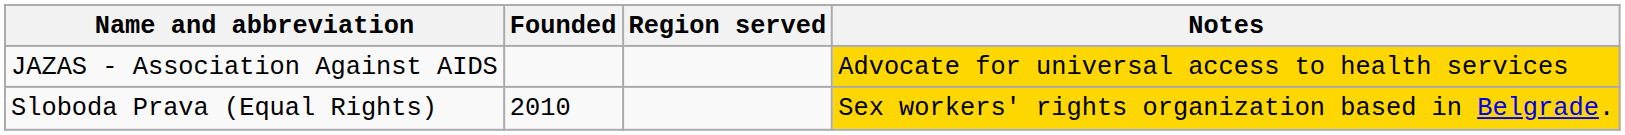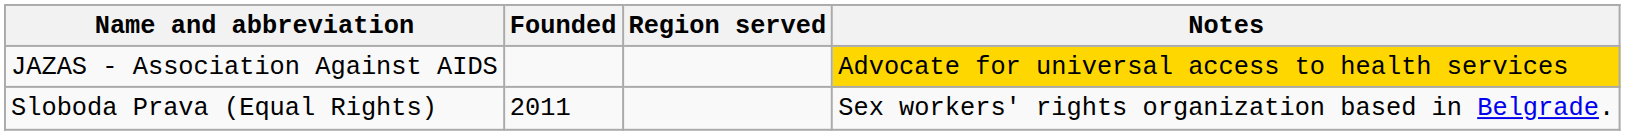(540, 108) 2010 -> (540, 108) 2011
(1226, 108) gold background -> (1226, 108) no background
